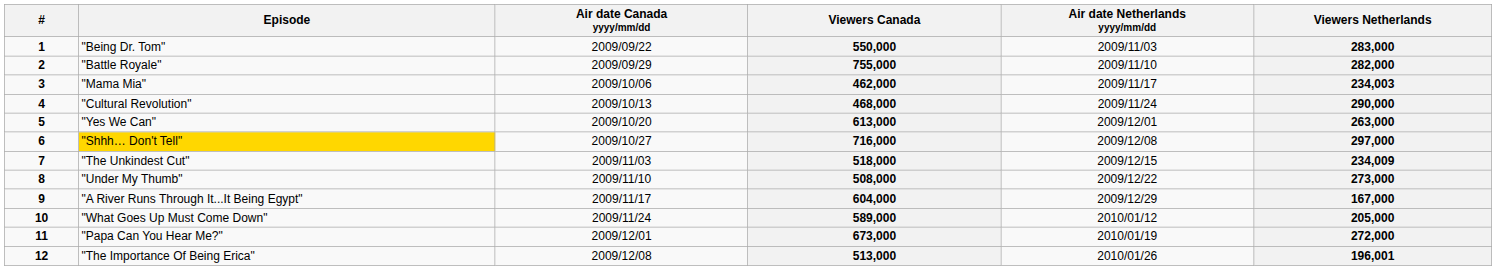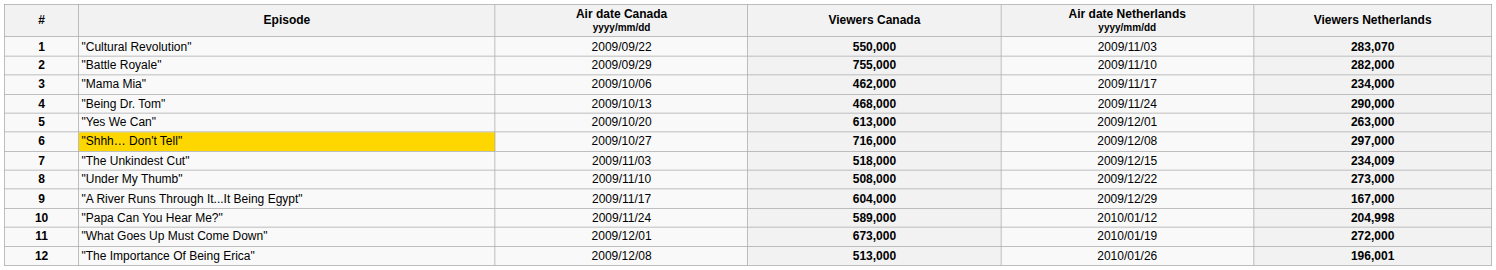(123, 46) "Being Dr. Tom" -> (136, 46) "Cultural Revolution"
(1373, 46) 283,000 -> (1373, 46) 283,070
(1373, 84) 234,003 -> (1373, 84) 234,000
(136, 103) "Cultural Revolution" -> (123, 103) "Being Dr. Tom"
(174, 217) "What Goes Up Must Come Down" -> (152, 217) "Papa Can You Hear Me?"
(1373, 217) 205,000 -> (1373, 217) 204,998
(152, 236) "Papa Can You Hear Me?" -> (174, 236) "What Goes Up Must Come Down"
